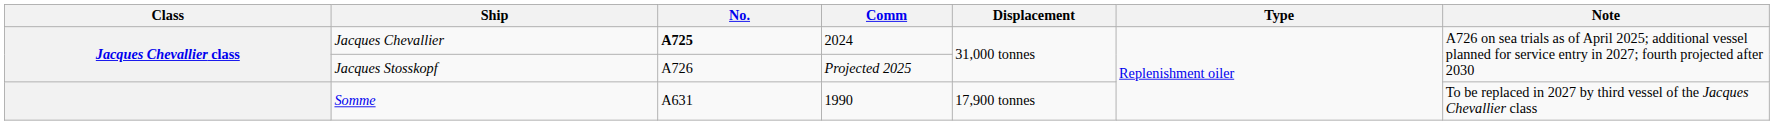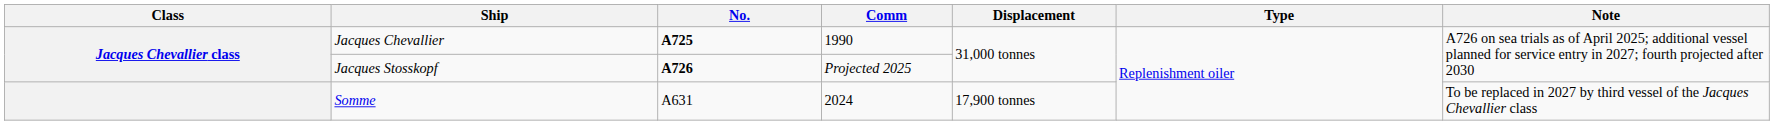(839, 40) 2024 -> (839, 40) 1990
(677, 68) normal -> (677, 68) bold
(839, 101) 1990 -> (839, 101) 2024
